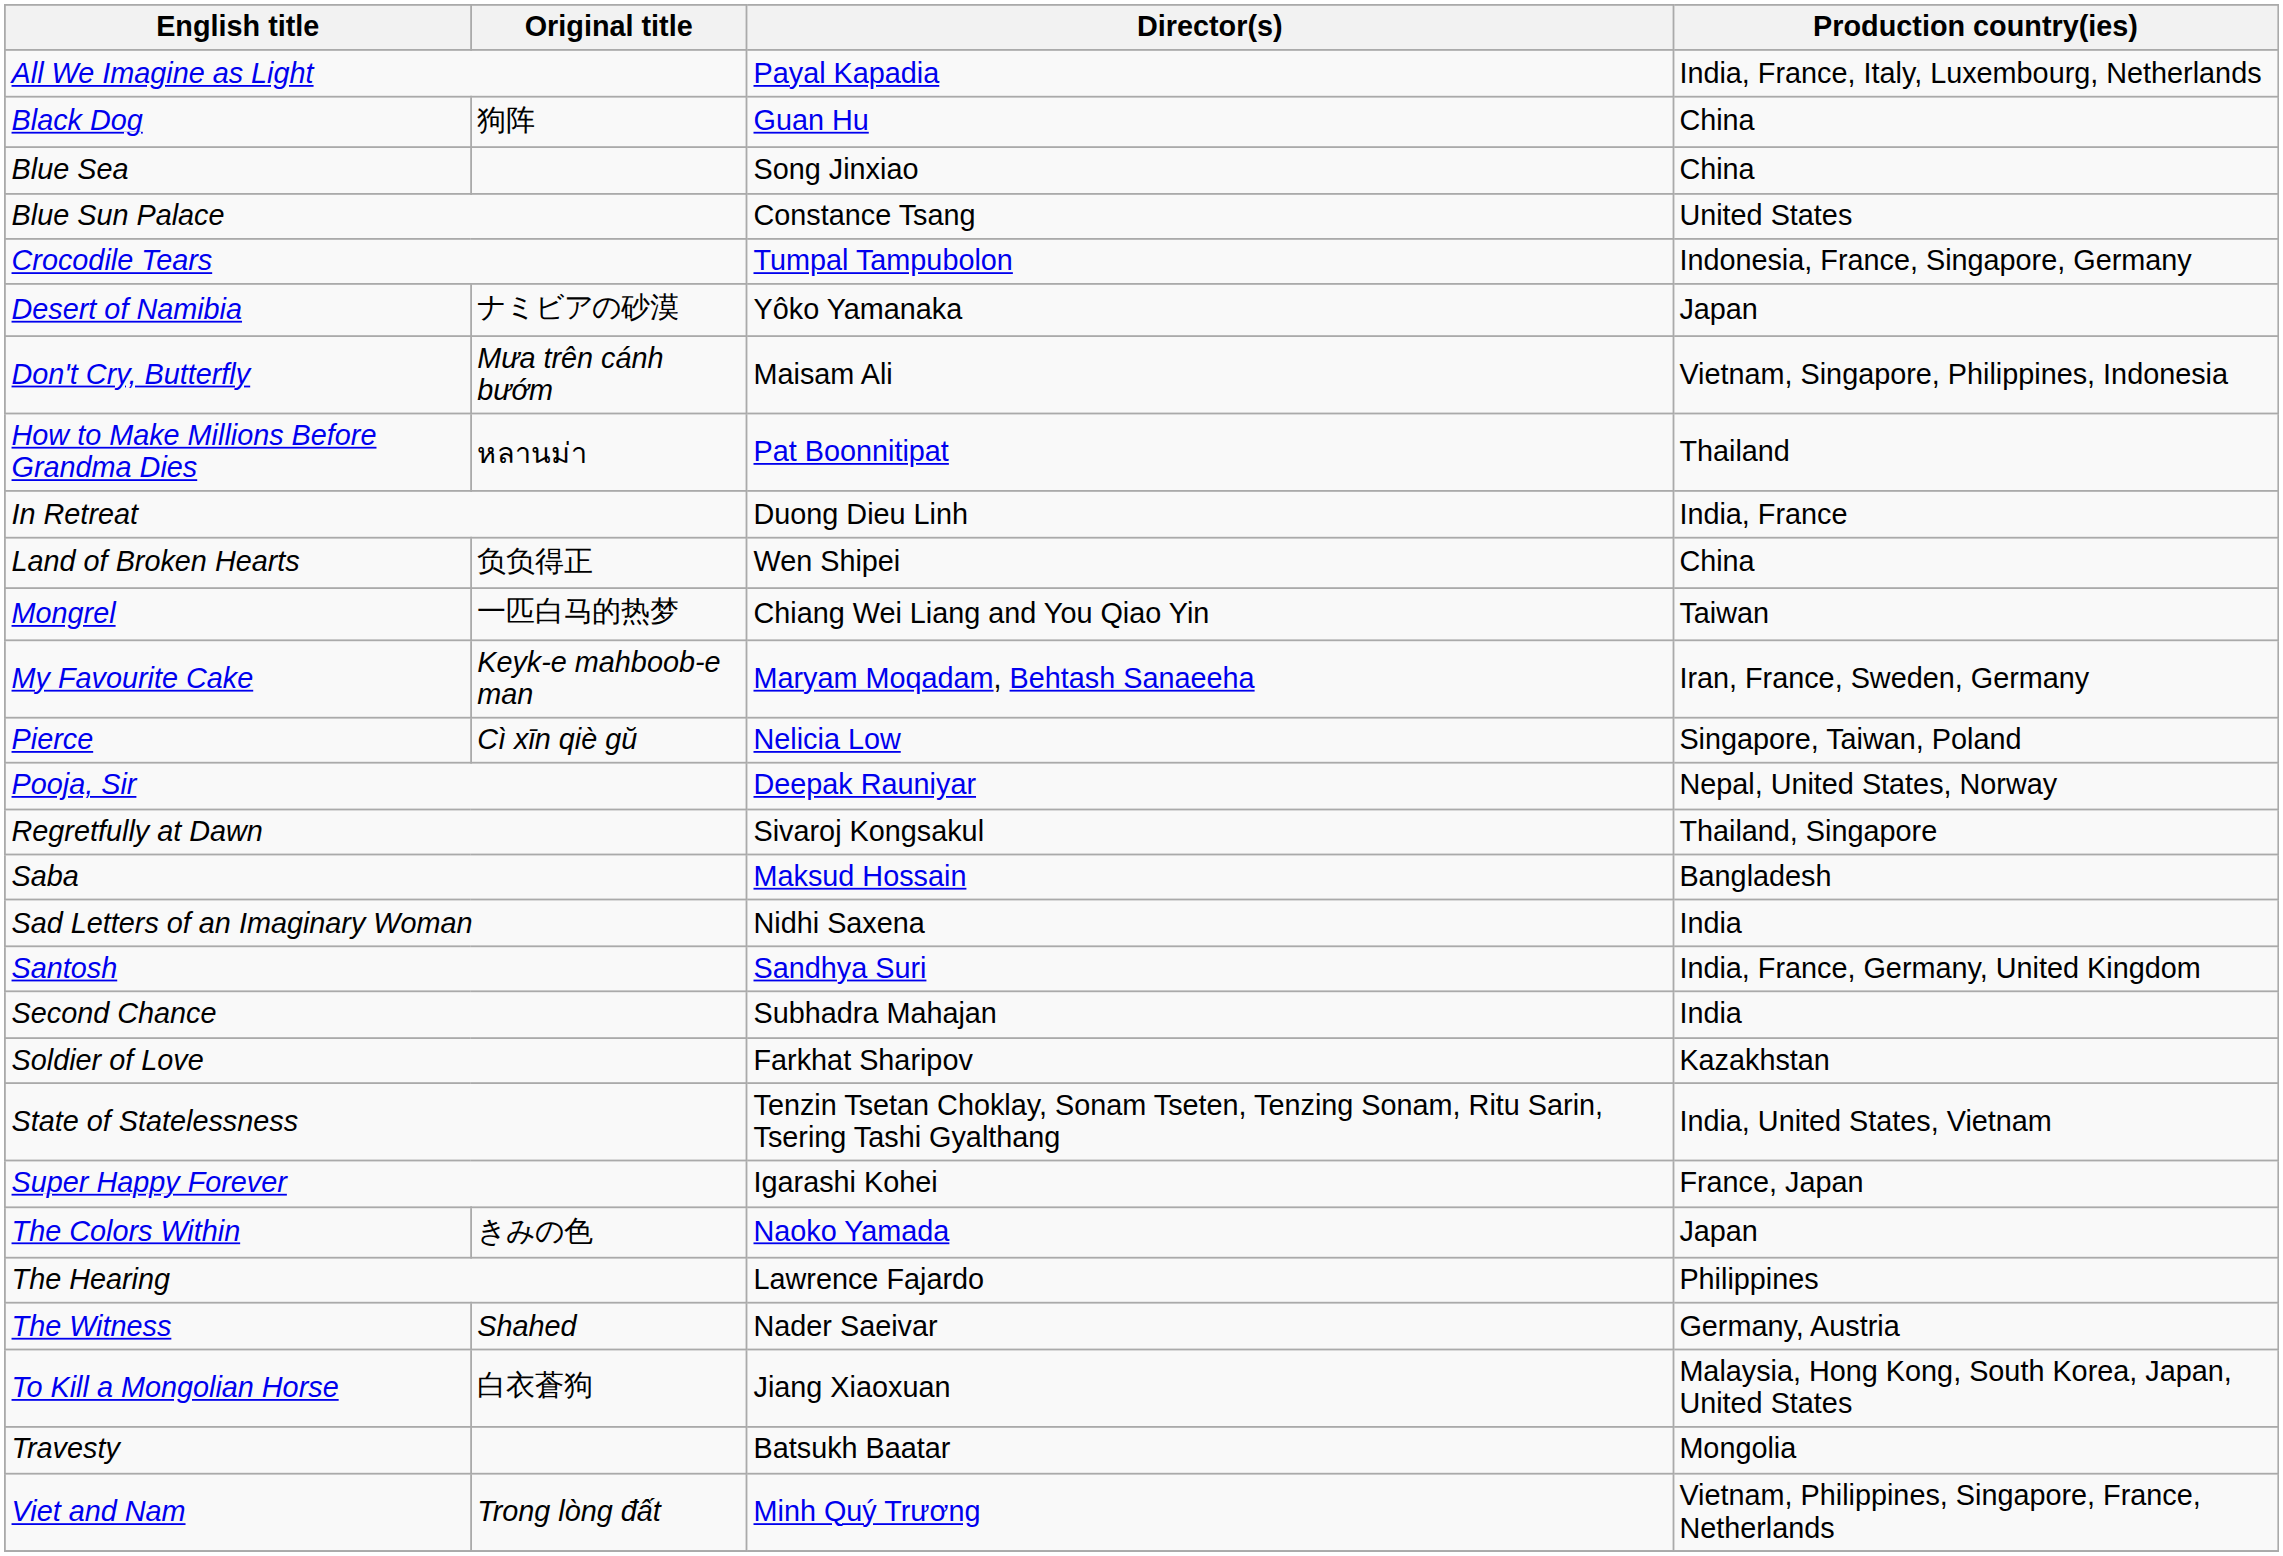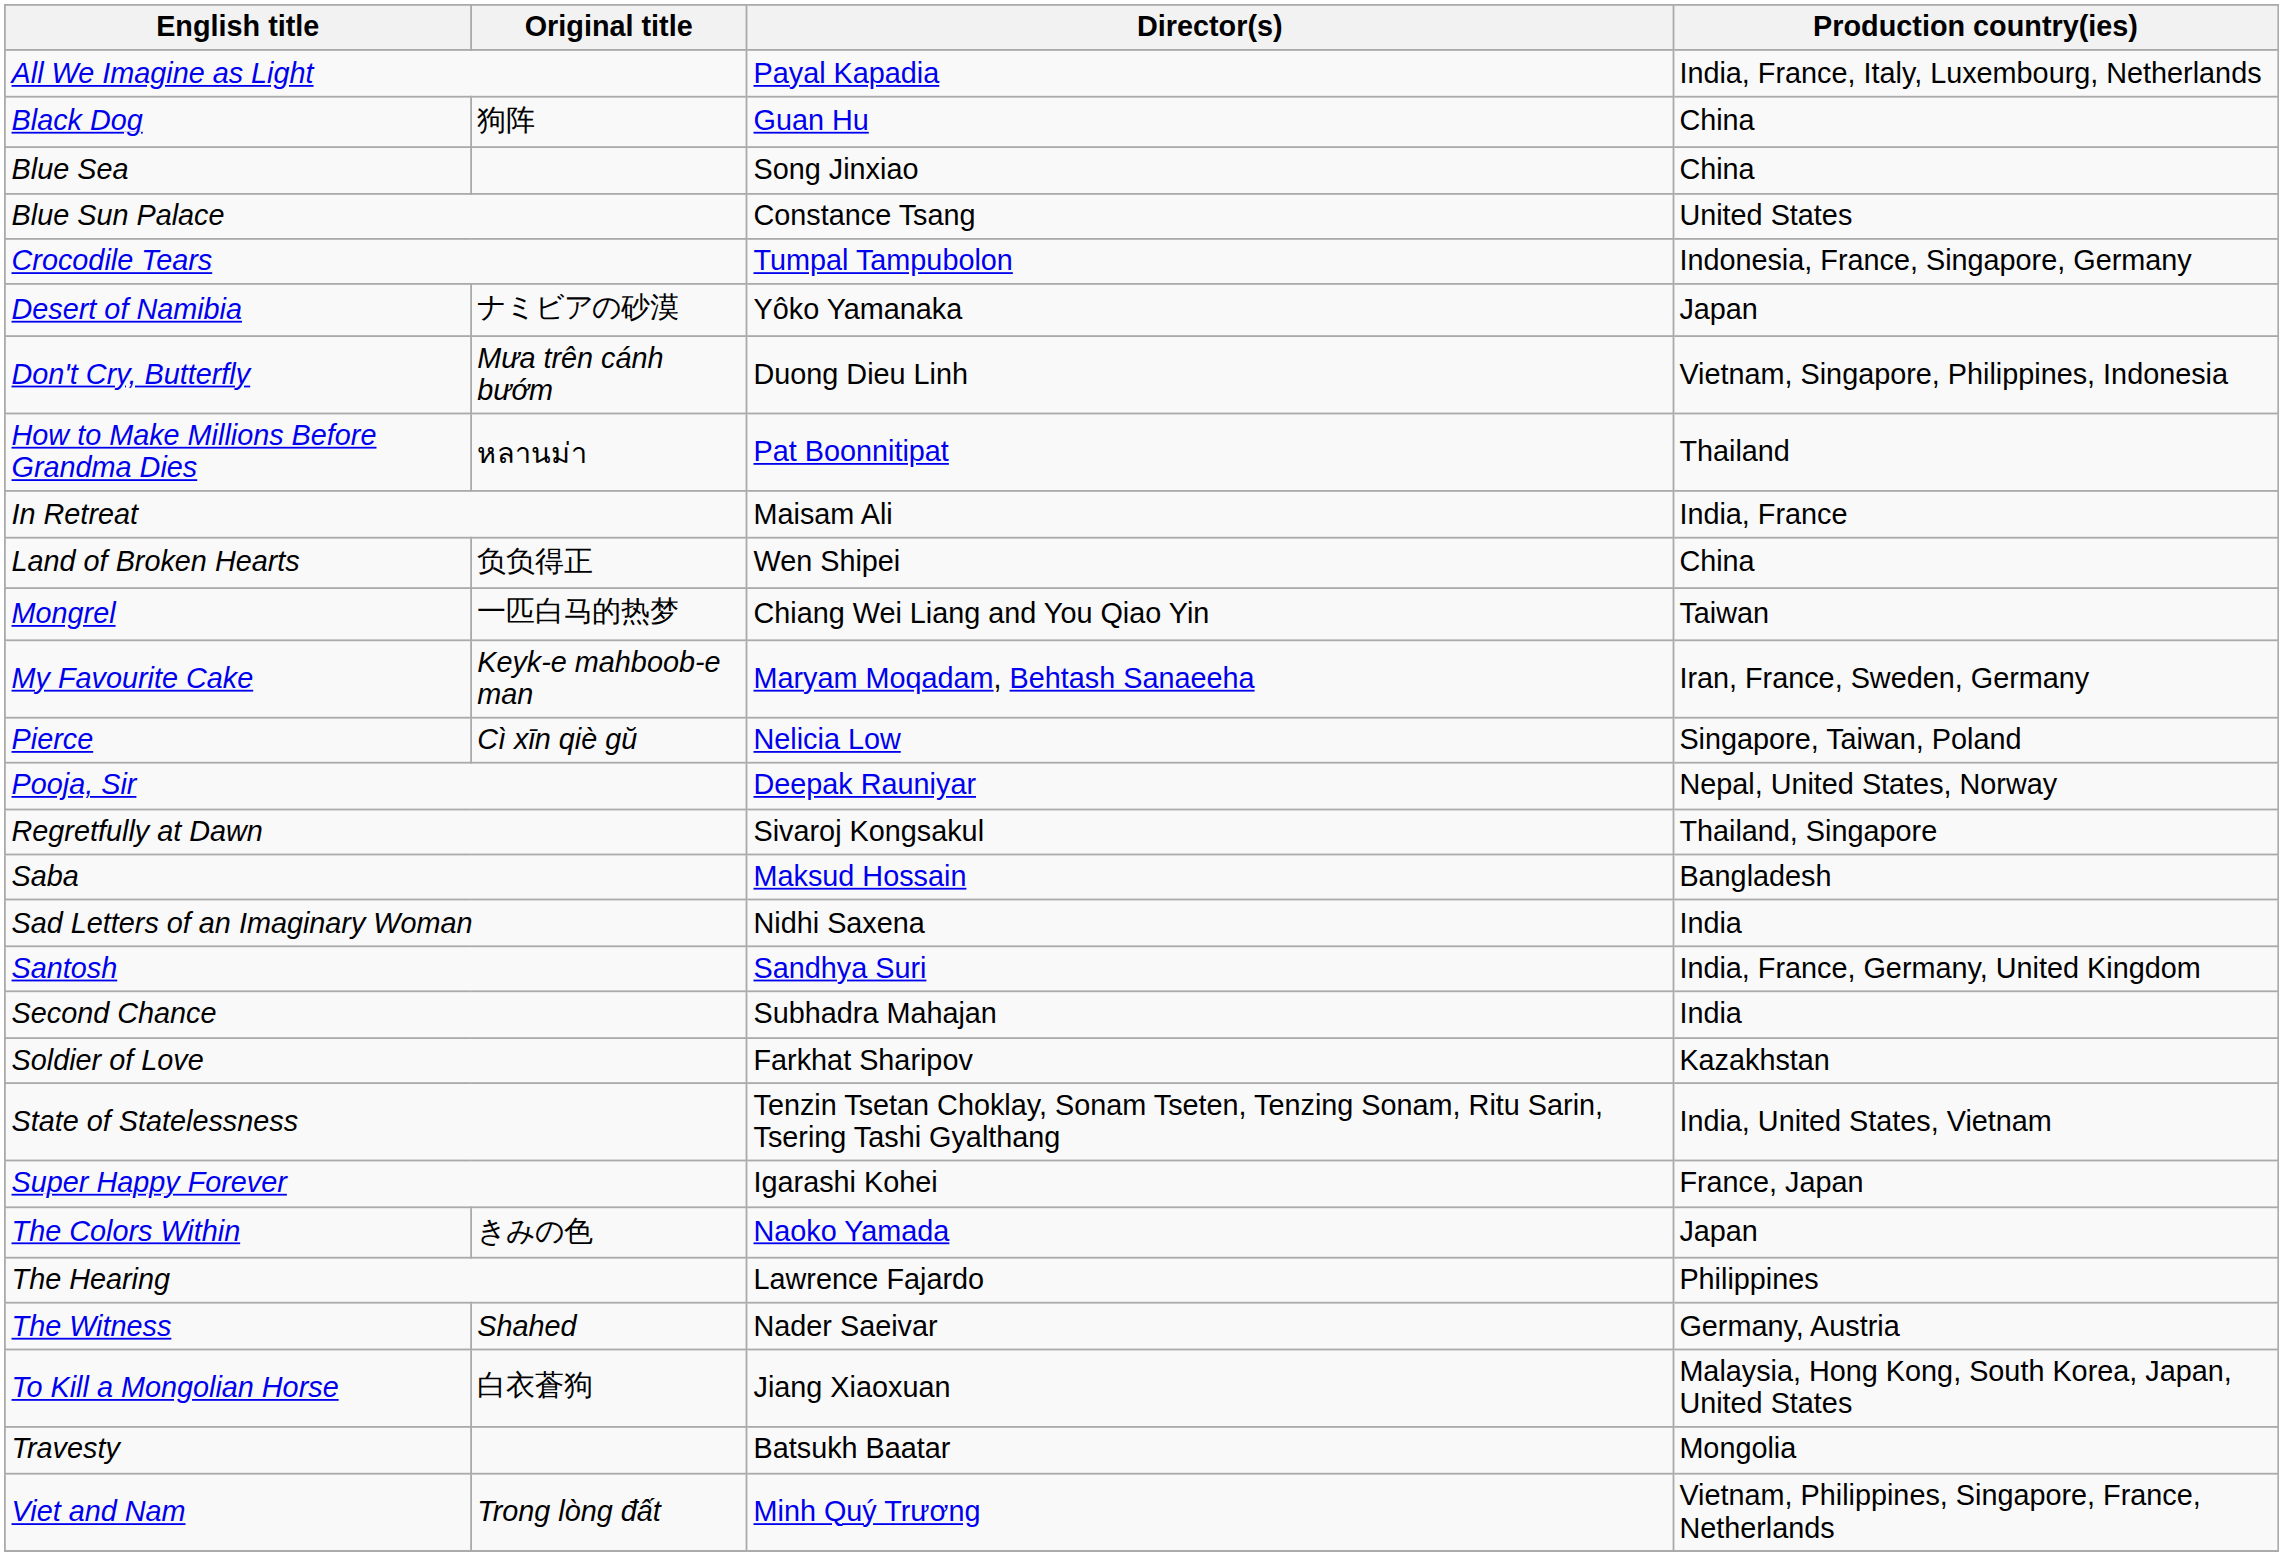(823, 374) Maisam Ali -> (861, 374) Duong Dieu Linh
(861, 514) Duong Dieu Linh -> (823, 514) Maisam Ali
